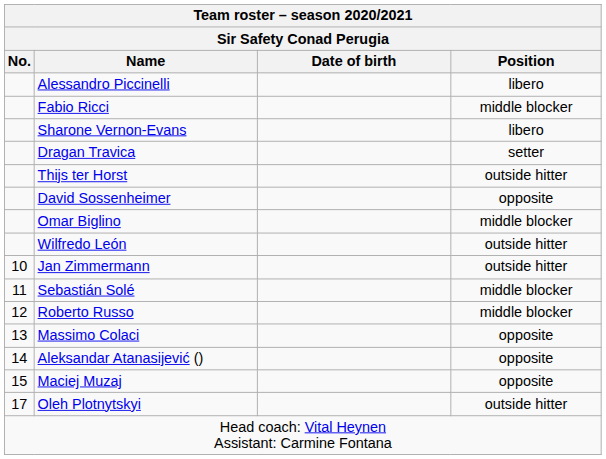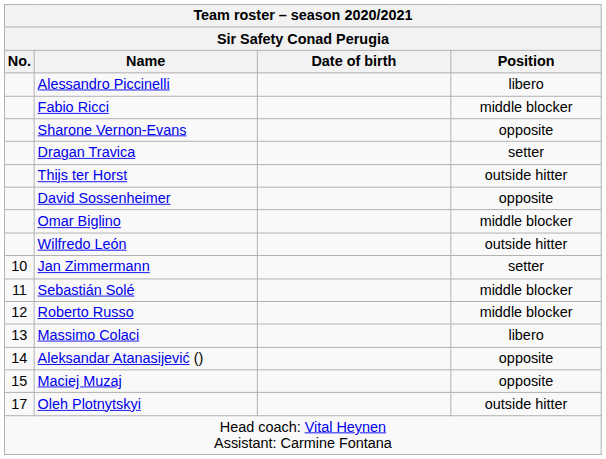(526, 130) libero -> (526, 130) opposite
(526, 267) outside hitter -> (526, 267) setter
(526, 335) opposite -> (526, 335) libero
